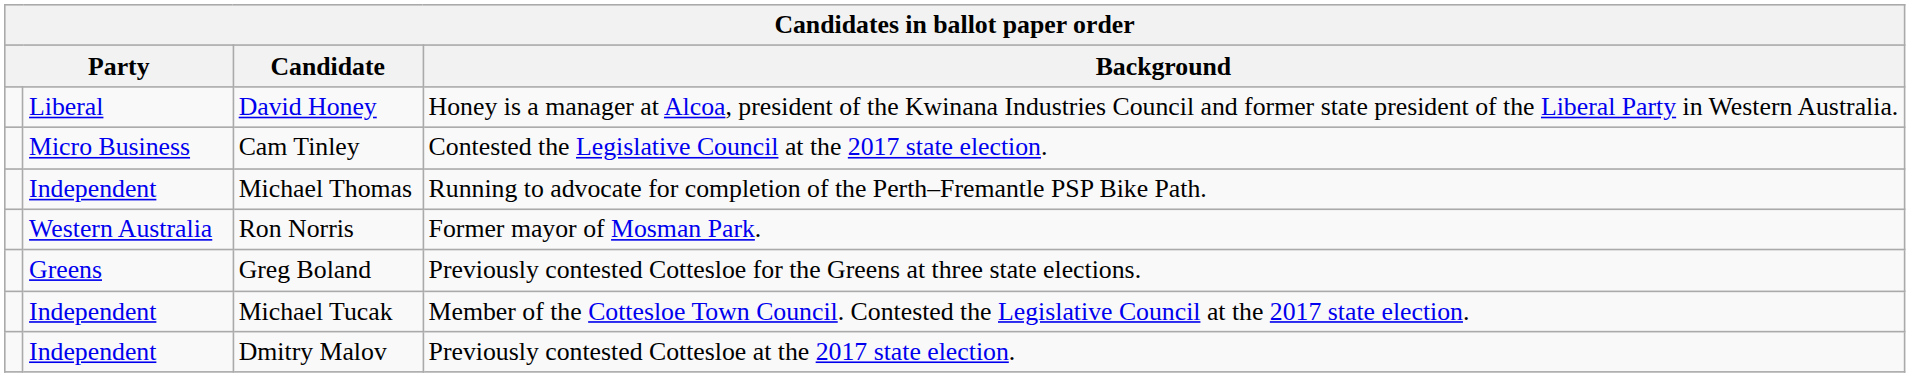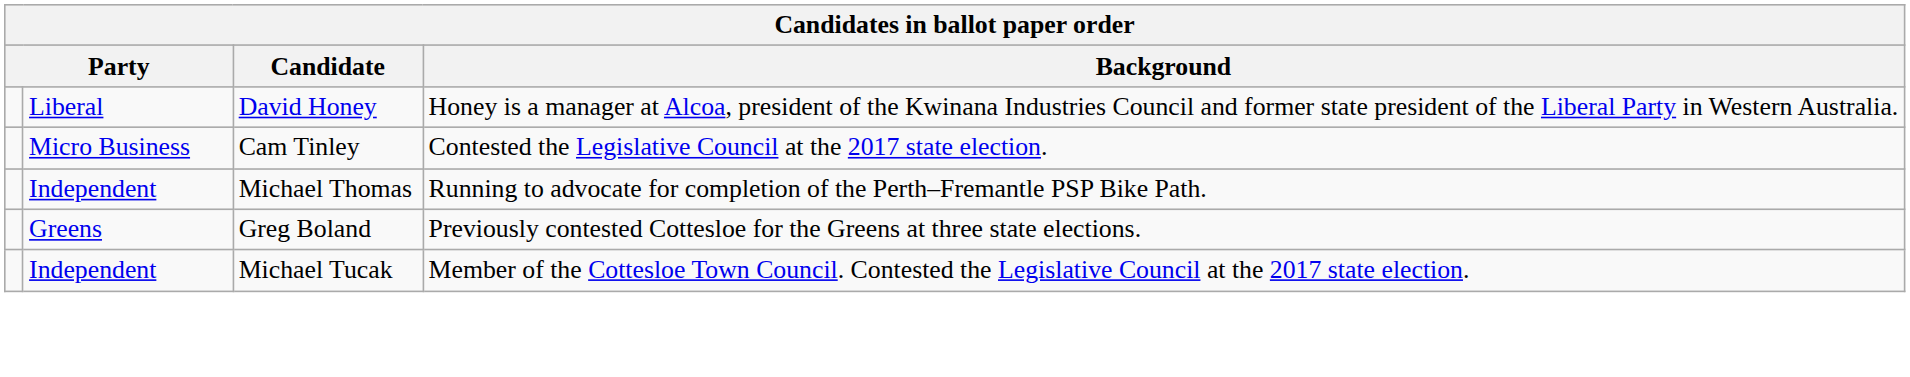- row: (296, 229)
- row: (313, 351)
